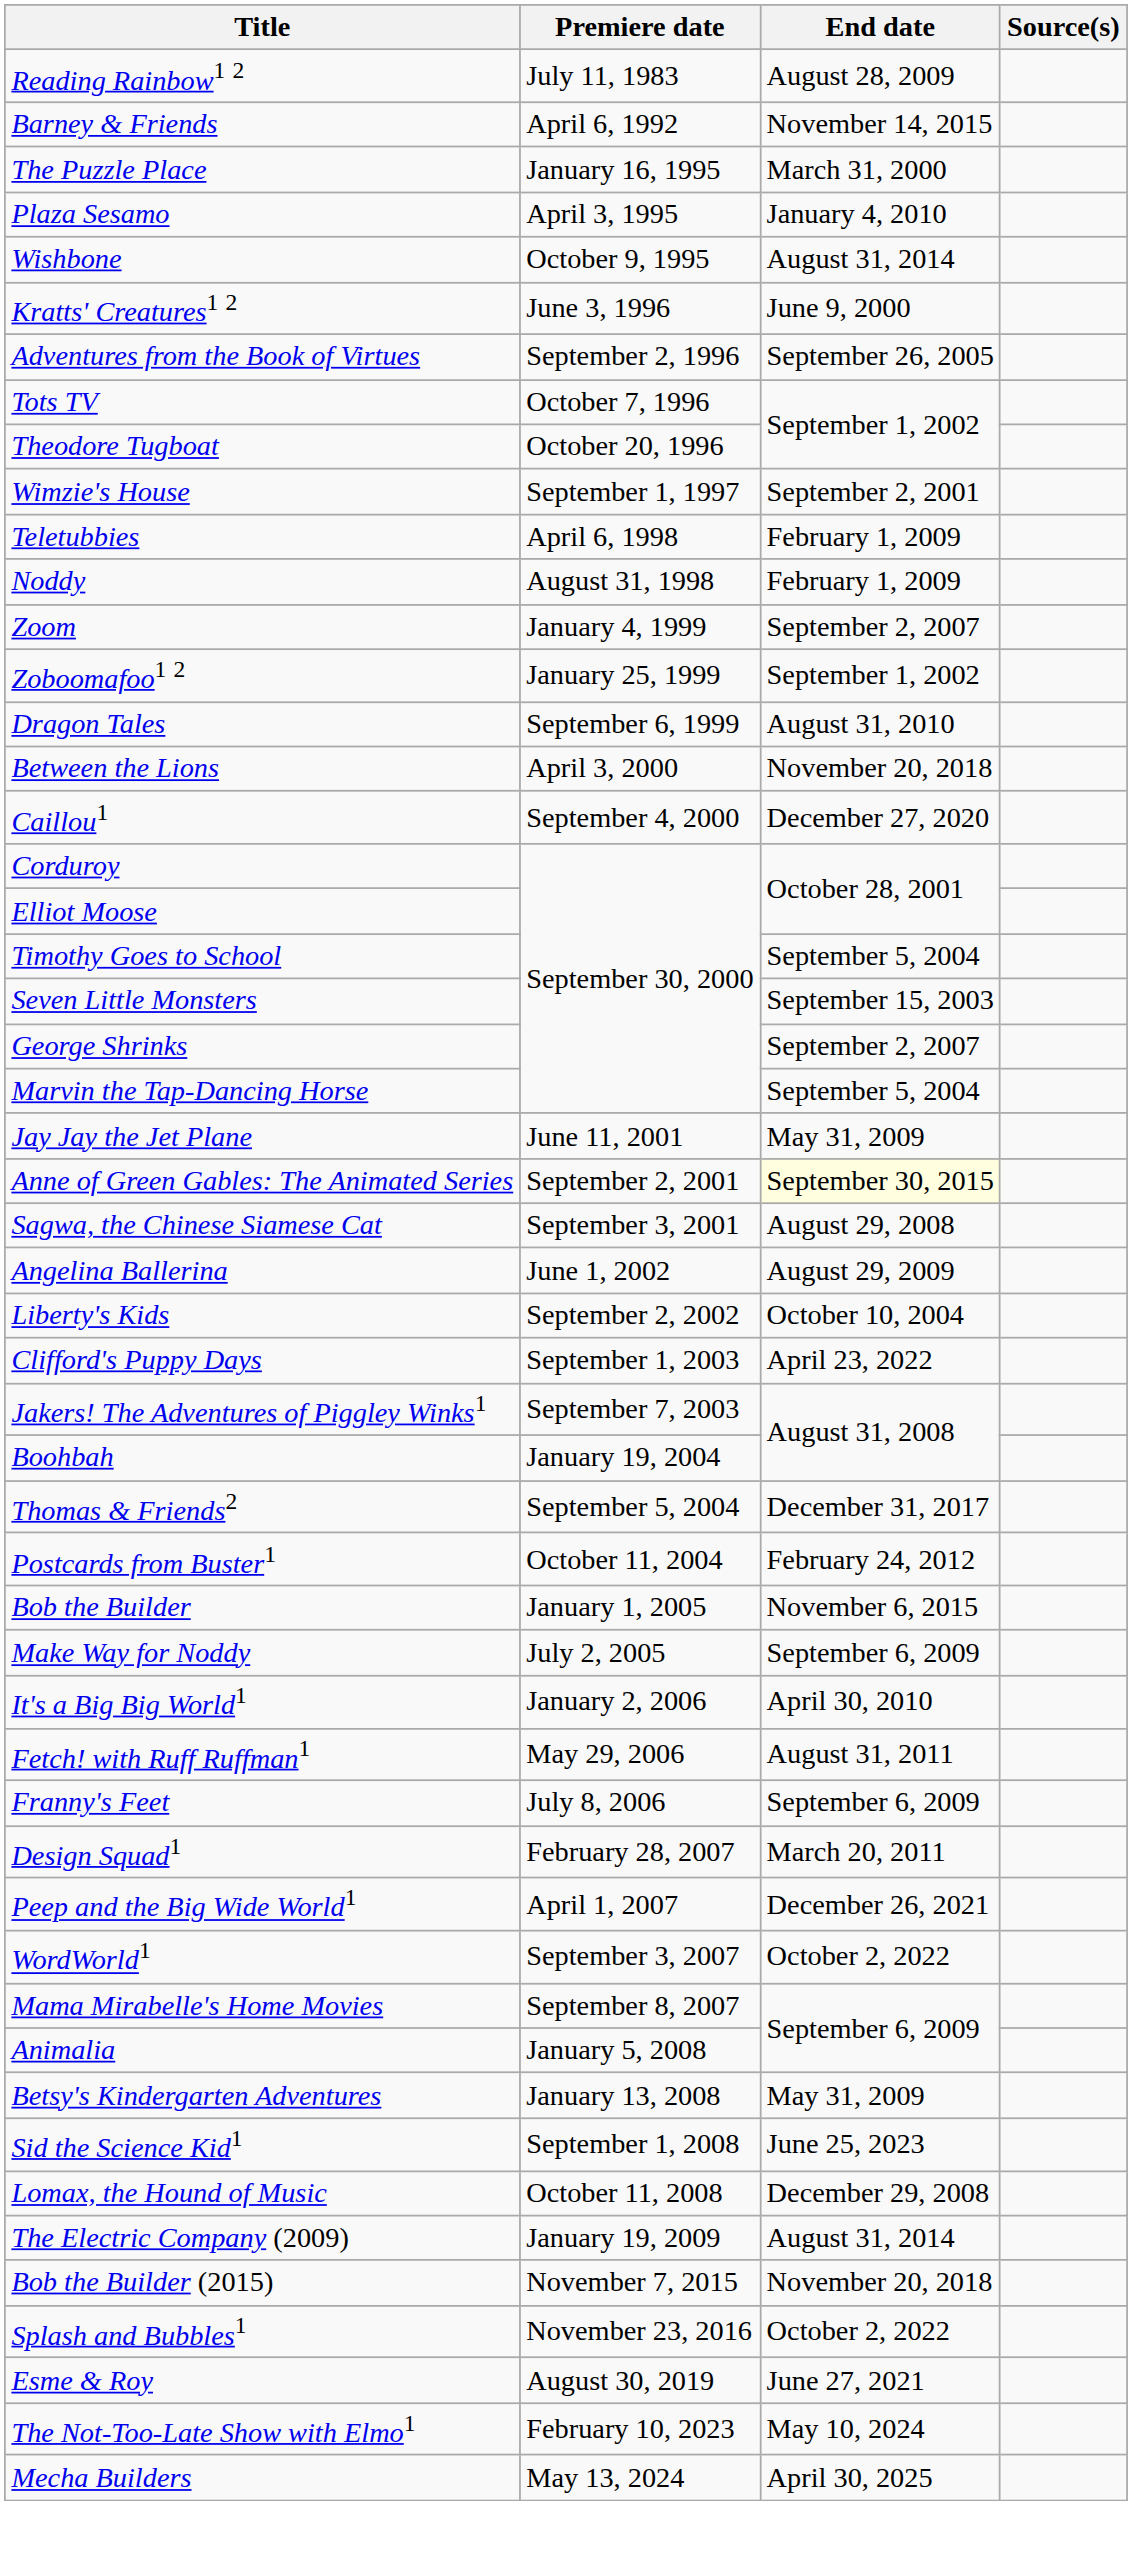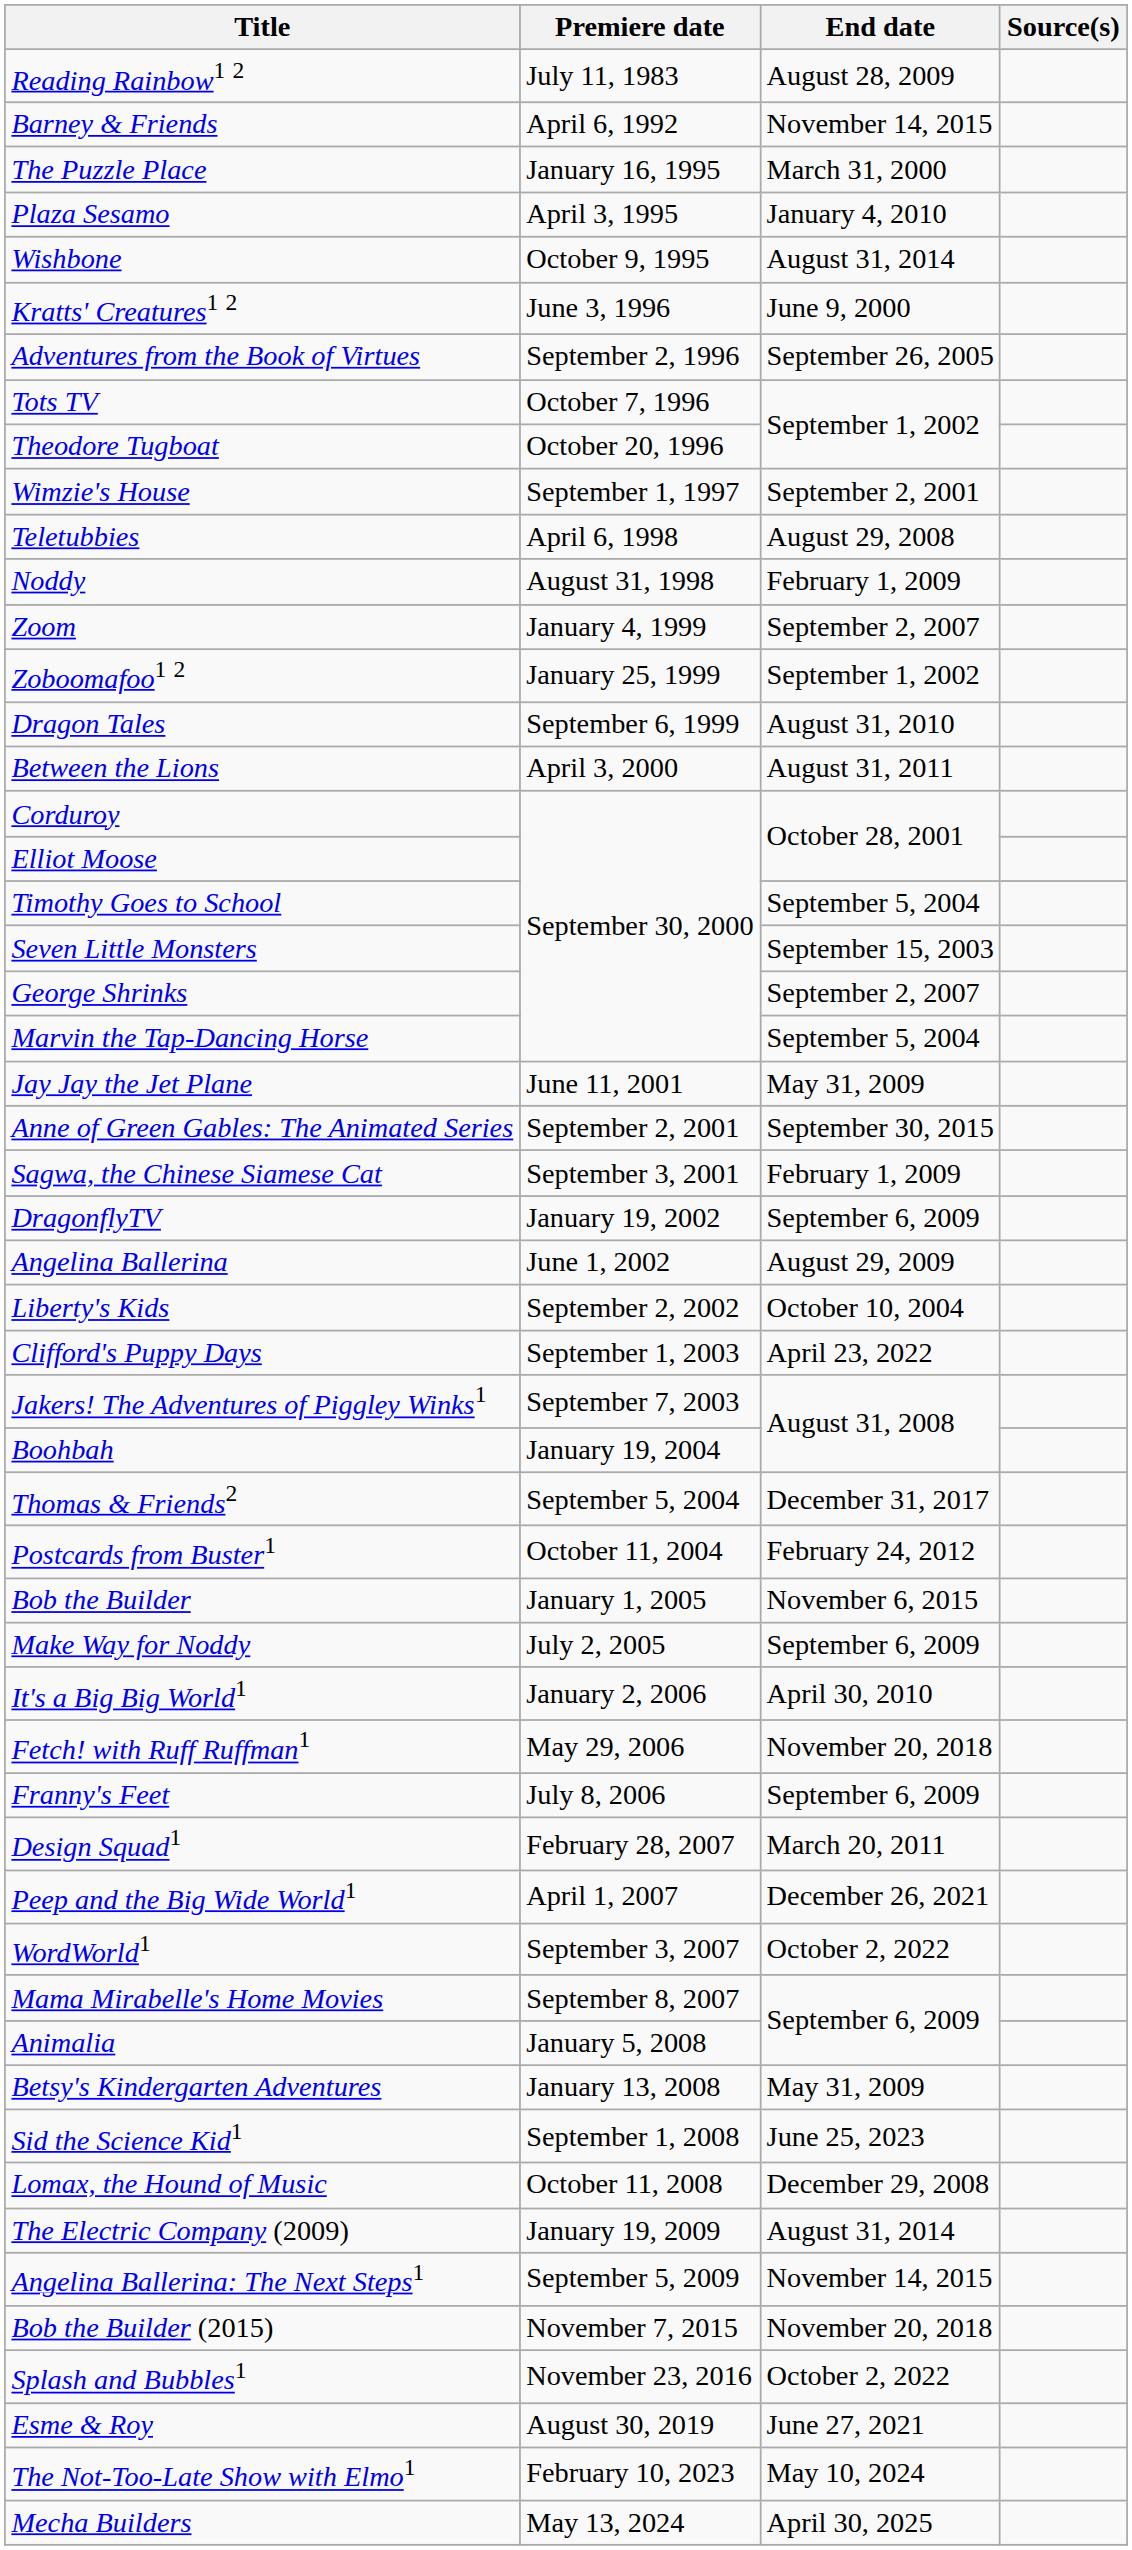(864, 536) February 1, 2009 -> (861, 536) August 29, 2008
(879, 768) November 20, 2018 -> (860, 768) August 31, 2011
- row: (60, 817)
(880, 1180) lightyellow background -> (880, 1127) no background
(861, 1225) August 29, 2008 -> (864, 1172) February 1, 2009
+ row: (86, 1217)
(860, 1753) August 31, 2011 -> (879, 1746) November 20, 2018
+ row: (218, 2278)
